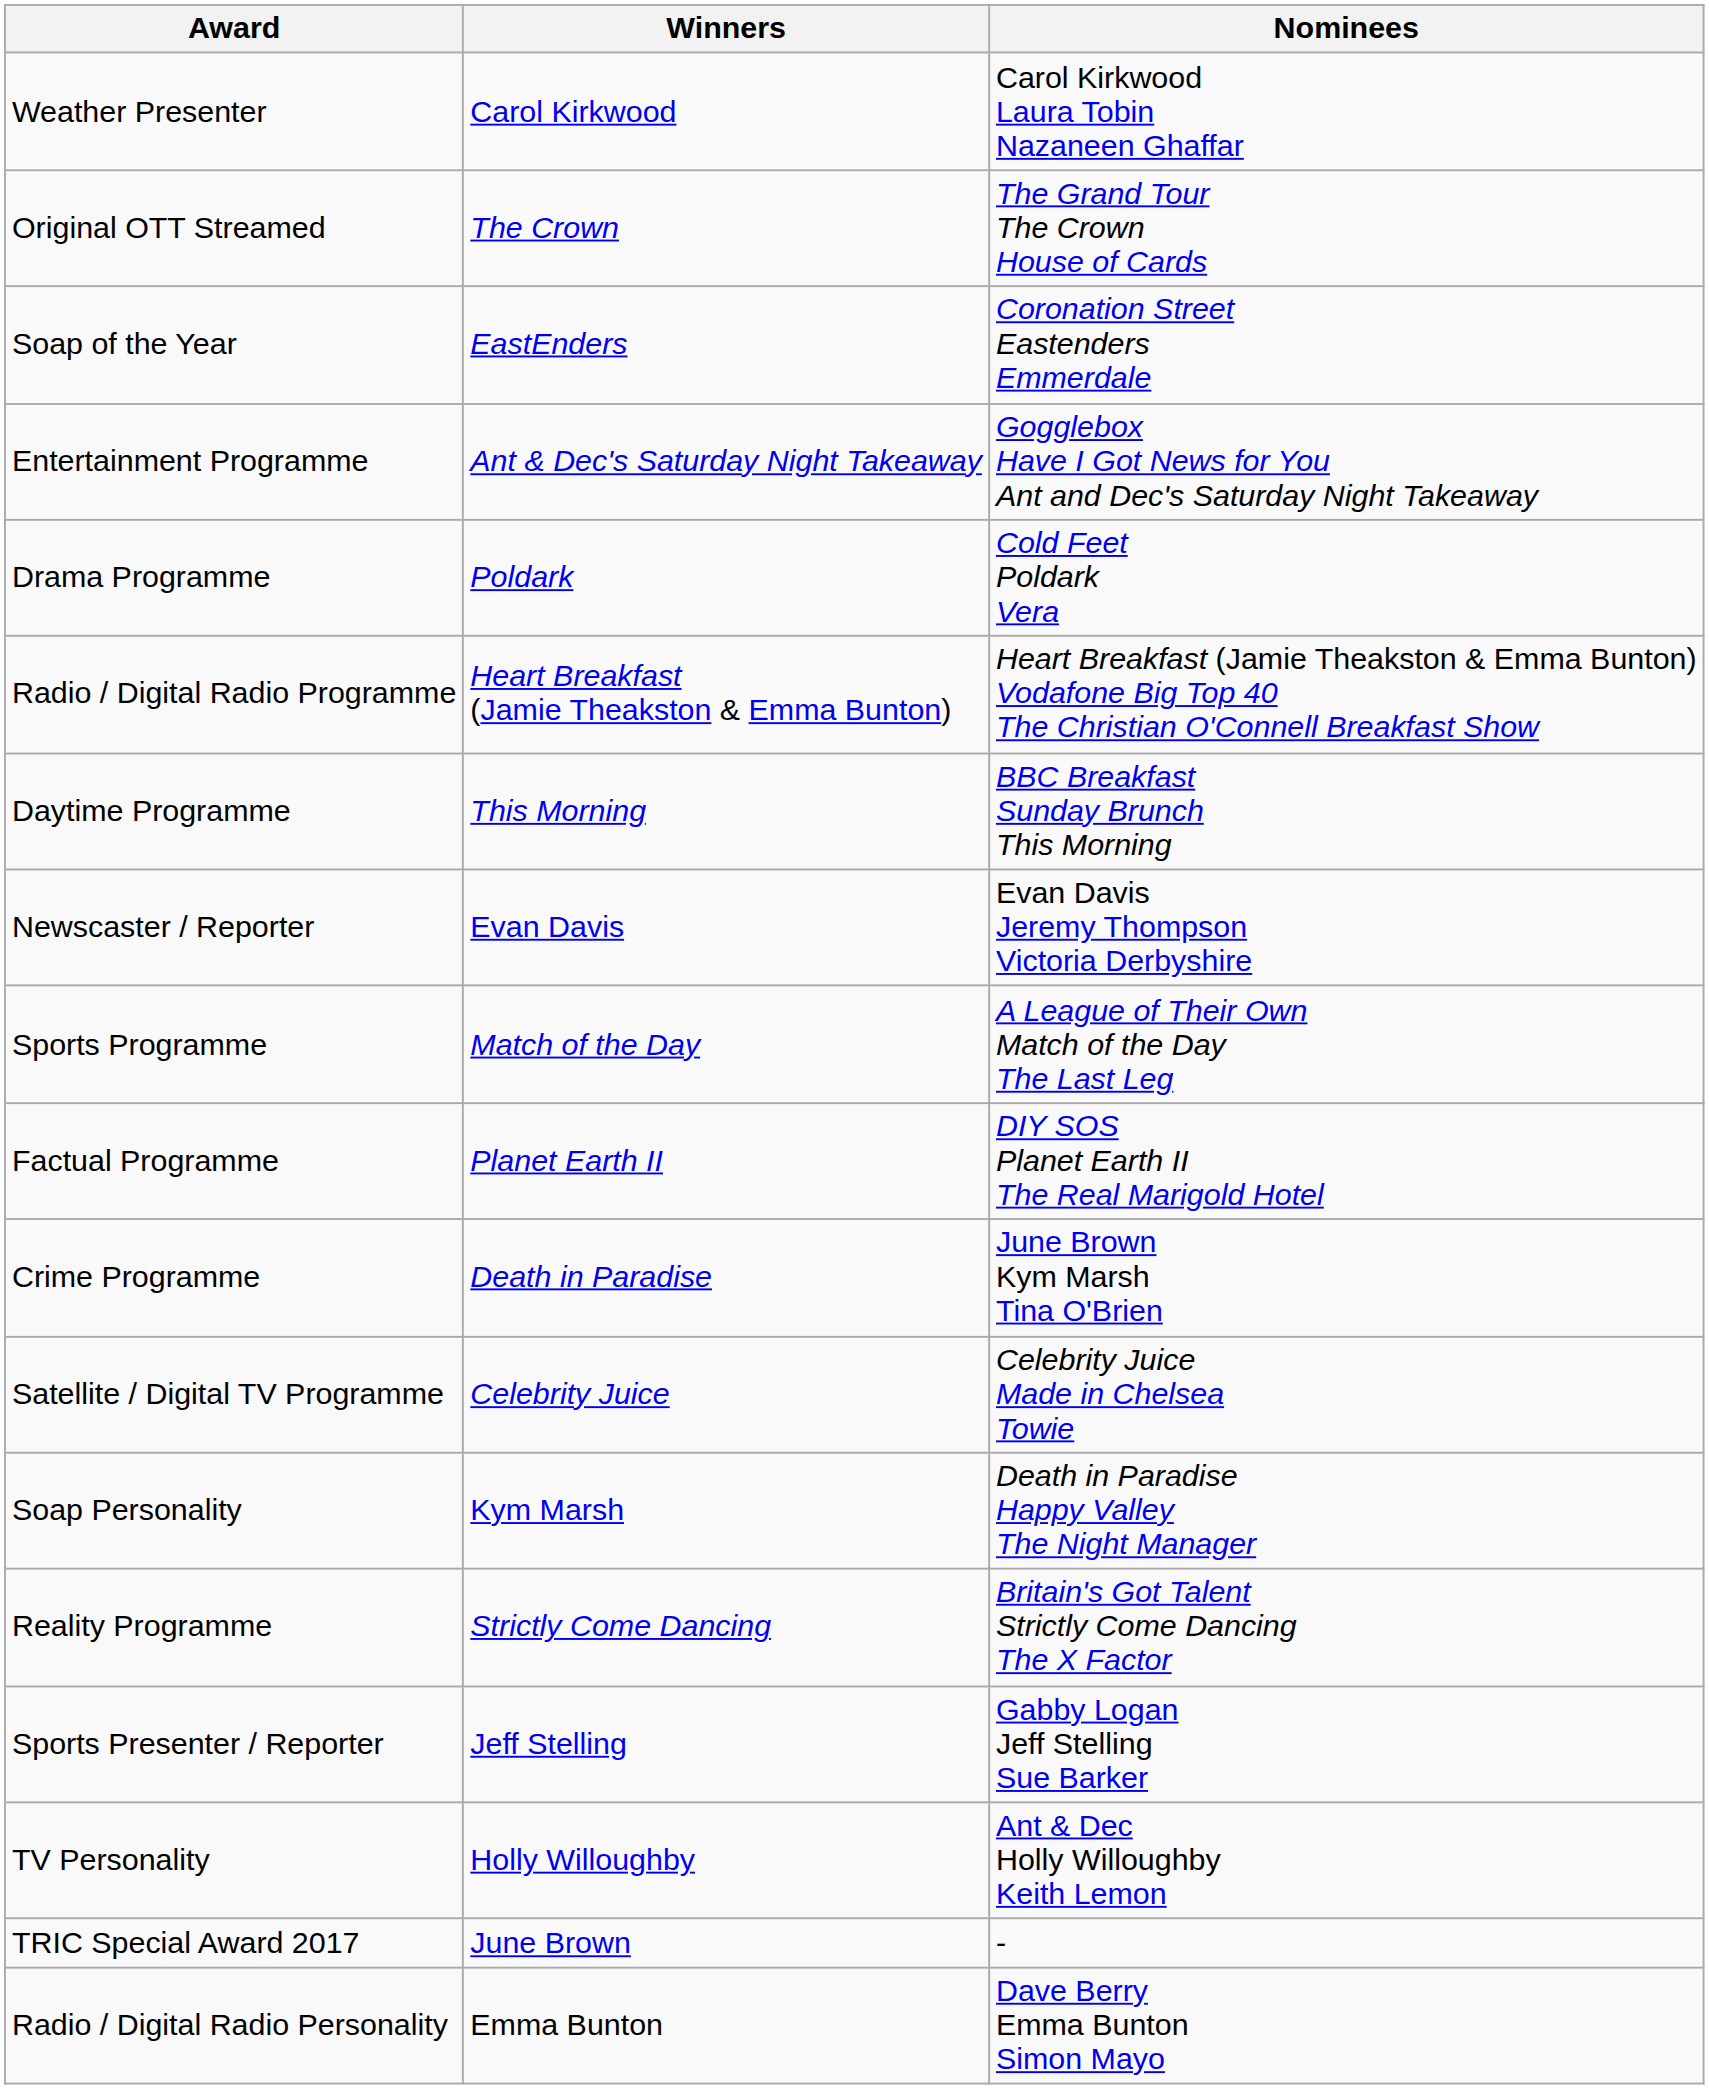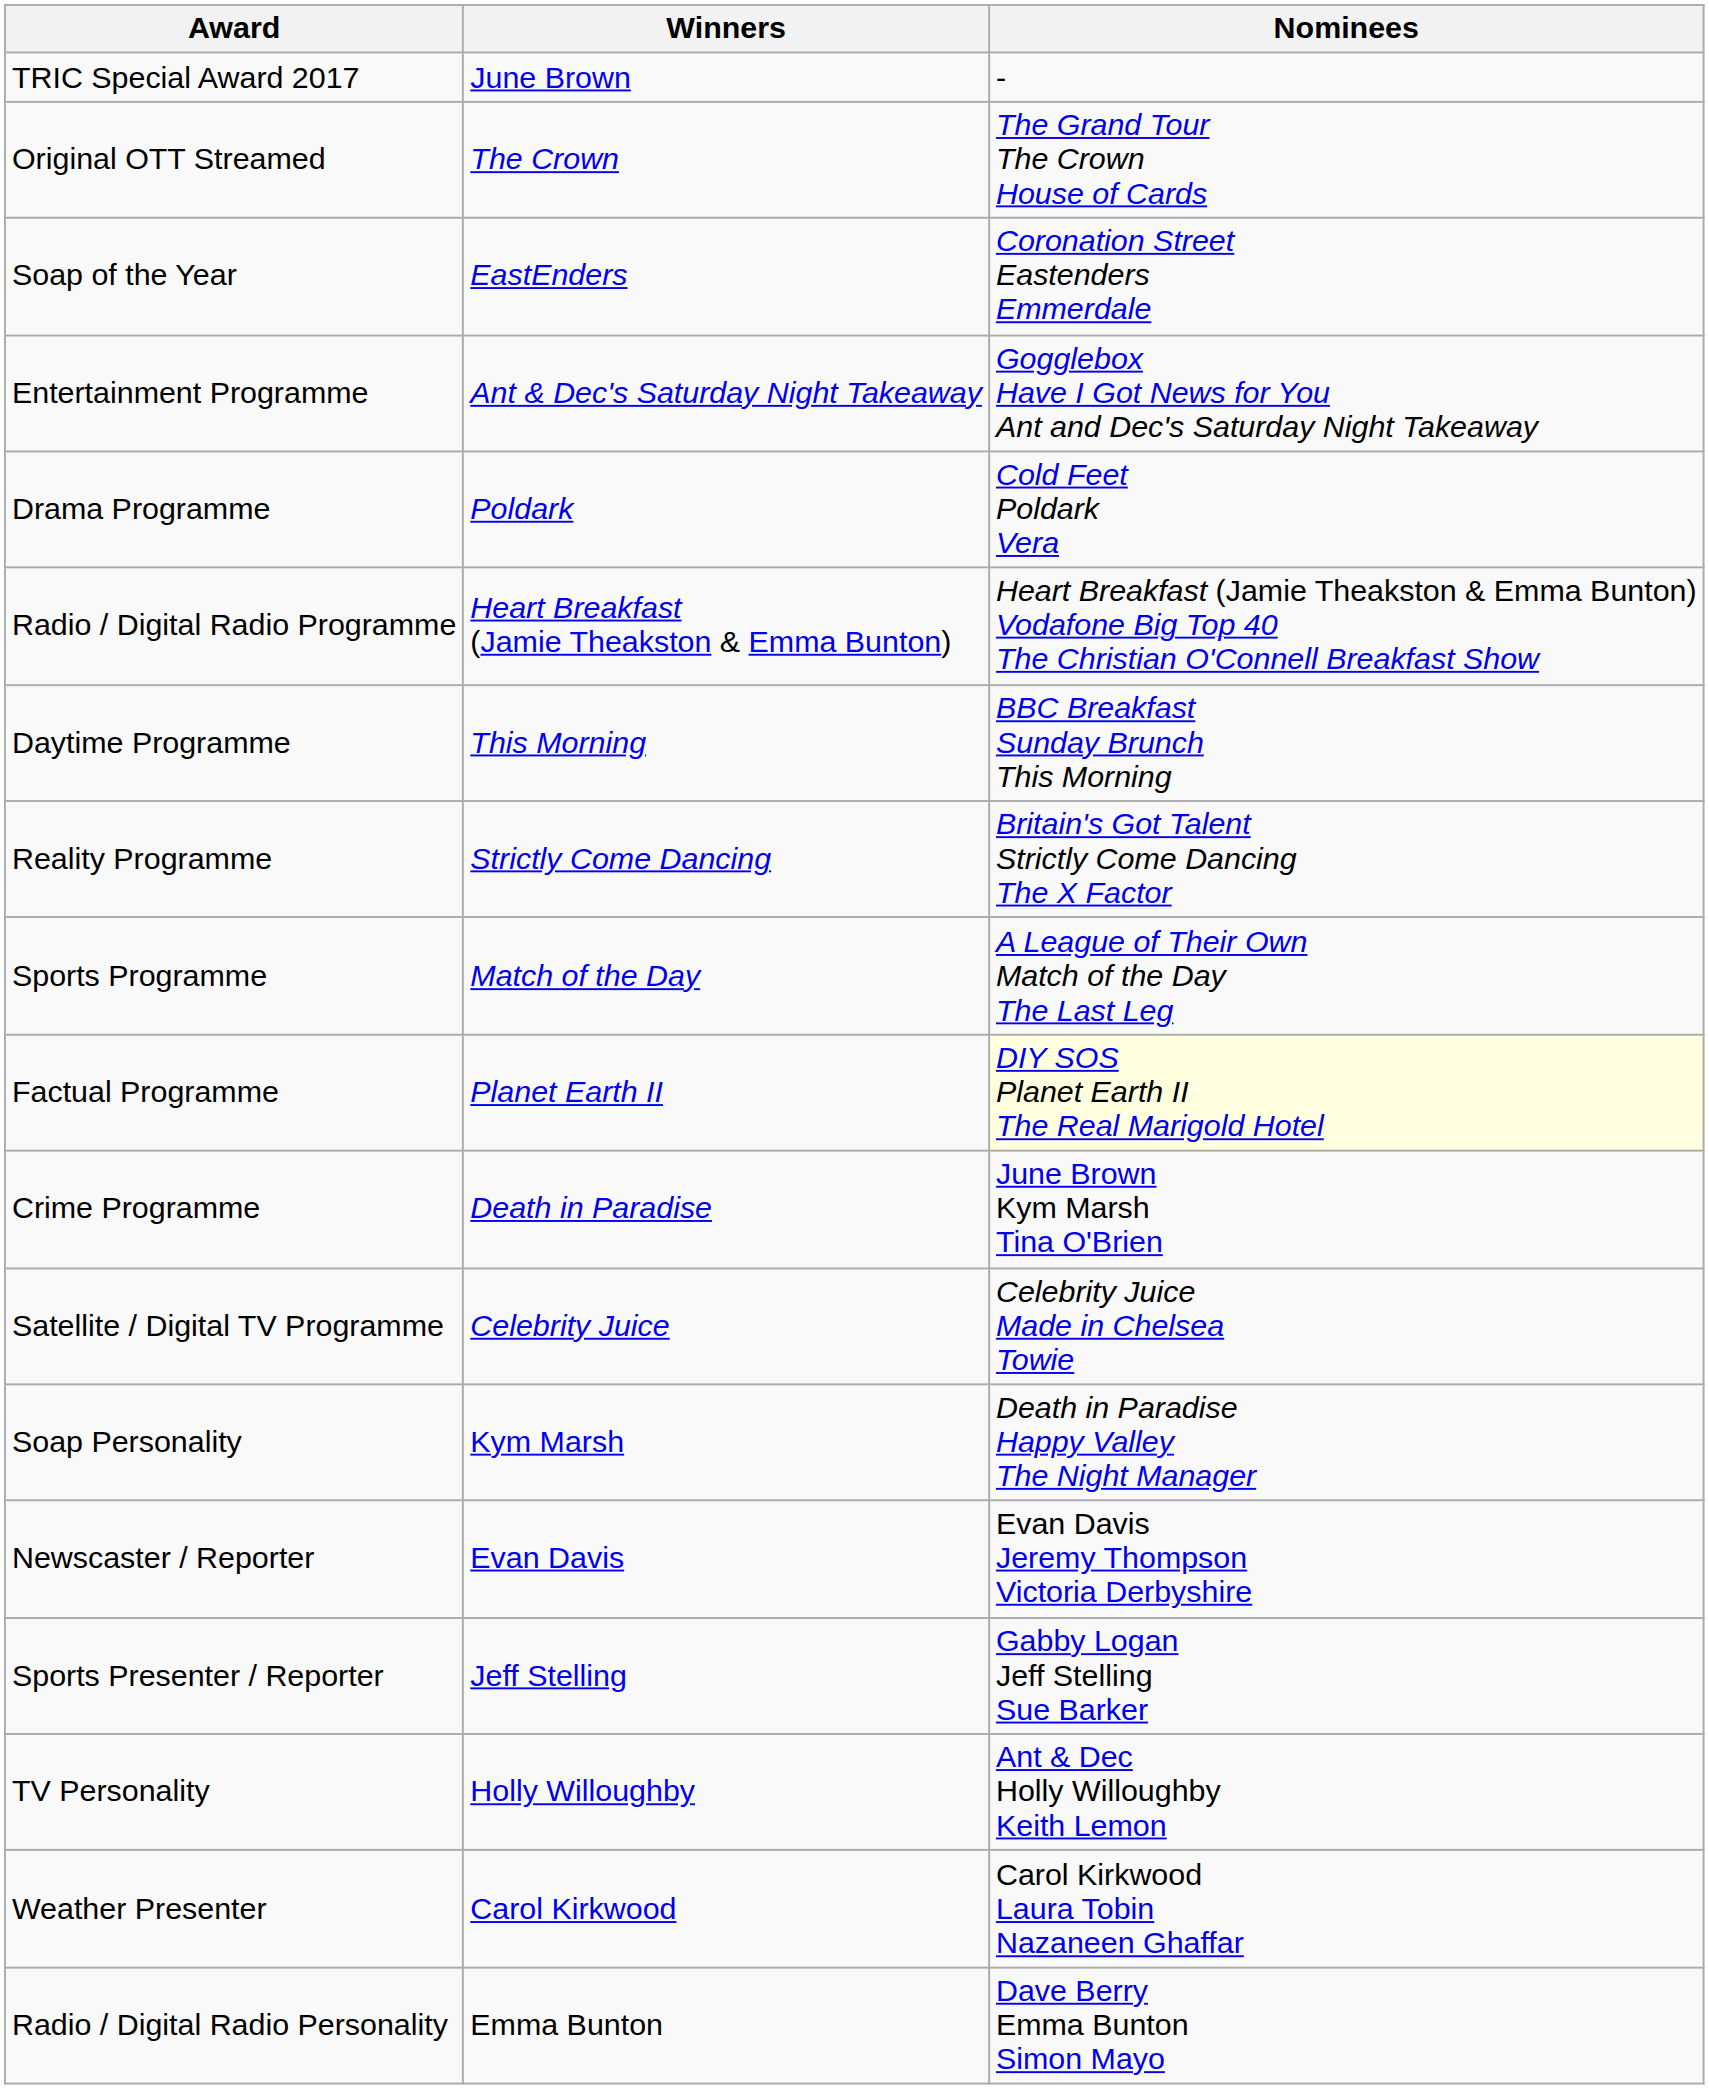rows swapped: (186, 1942) <-> (139, 111)
rows swapped: (142, 1626) <-> (163, 927)
(1160, 1160) no background -> (1160, 1092) lightyellow background
